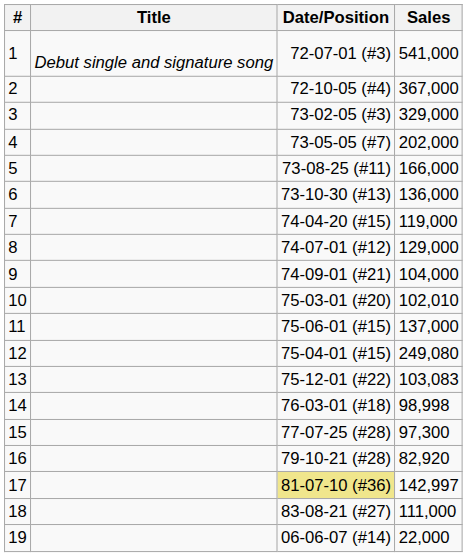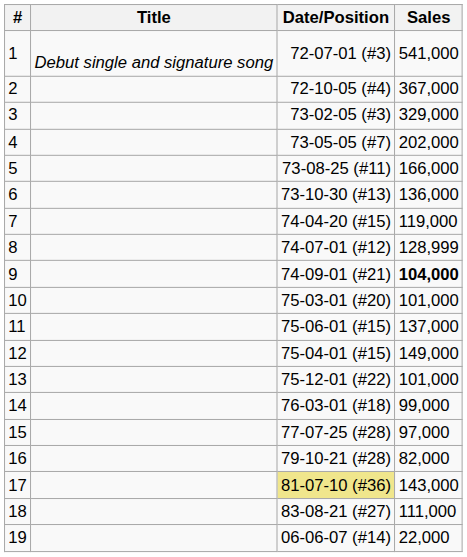(429, 247) 129,000 -> (429, 247) 128,999
(429, 273) normal -> (429, 273) bold
(429, 300) 102,010 -> (429, 300) 101,000
(429, 353) 249,080 -> (429, 353) 149,000
(429, 379) 103,083 -> (429, 379) 101,000
(424, 405) 98,998 -> (424, 405) 99,000
(424, 432) 97,300 -> (424, 432) 97,000
(424, 458) 82,920 -> (424, 458) 82,000
(429, 485) 142,997 -> (429, 485) 143,000
